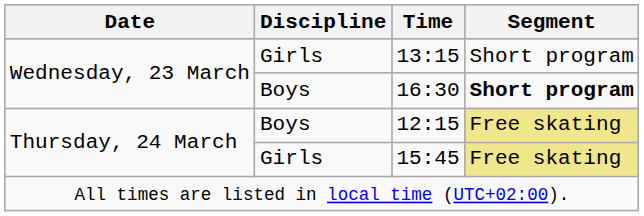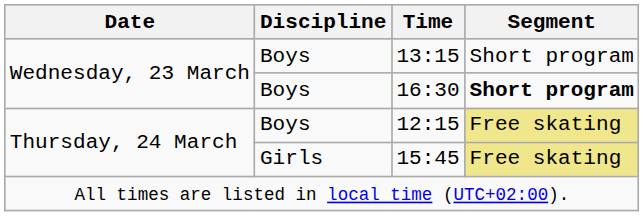(292, 56) Girls -> (285, 56) Boys
